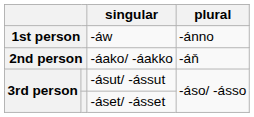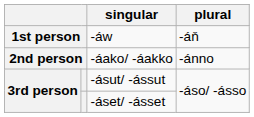(196, 36) -ánno -> (189, 36) -áň
(189, 58) -áň -> (196, 58) -ánno
